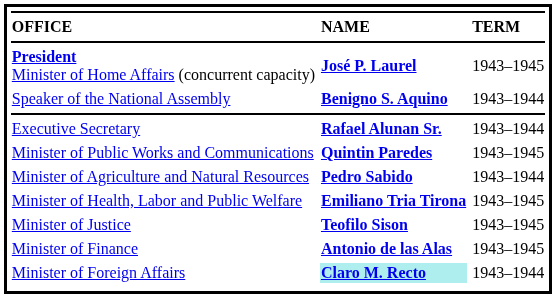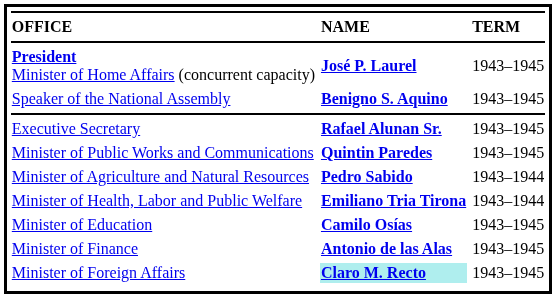(508, 98) 1943–1944 -> (508, 98) 1943–1945
(508, 128) 1943–1944 -> (508, 128) 1943–1945
(508, 200) 1943–1945 -> (508, 200) 1943–1944
+ row: (82, 224)
- row: (71, 224)
(508, 272) 1943–1944 -> (508, 272) 1943–1945
